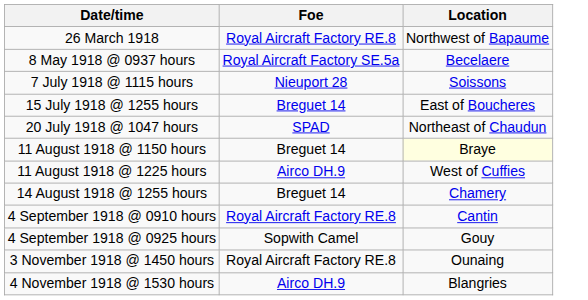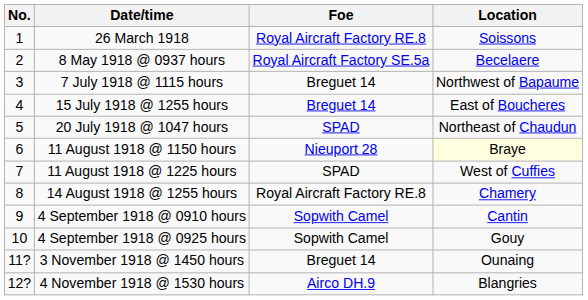+ column: (19, 15)
(478, 37) Northwest of Bapaume -> (508, 37) Soissons
(311, 82) Nieuport 28 -> (341, 82) Breguet 14
(478, 82) Soissons -> (508, 82) Northwest of Bapaume
(311, 149) Breguet 14 -> (341, 149) Nieuport 28
(311, 171) Airco DH.9 -> (341, 171) SPAD
(311, 194) Breguet 14 -> (341, 194) Royal Aircraft Factory RE.8
(311, 216) Royal Aircraft Factory RE.8 -> (341, 216) Sopwith Camel
(311, 261) Royal Aircraft Factory RE.8 -> (341, 261) Breguet 14
